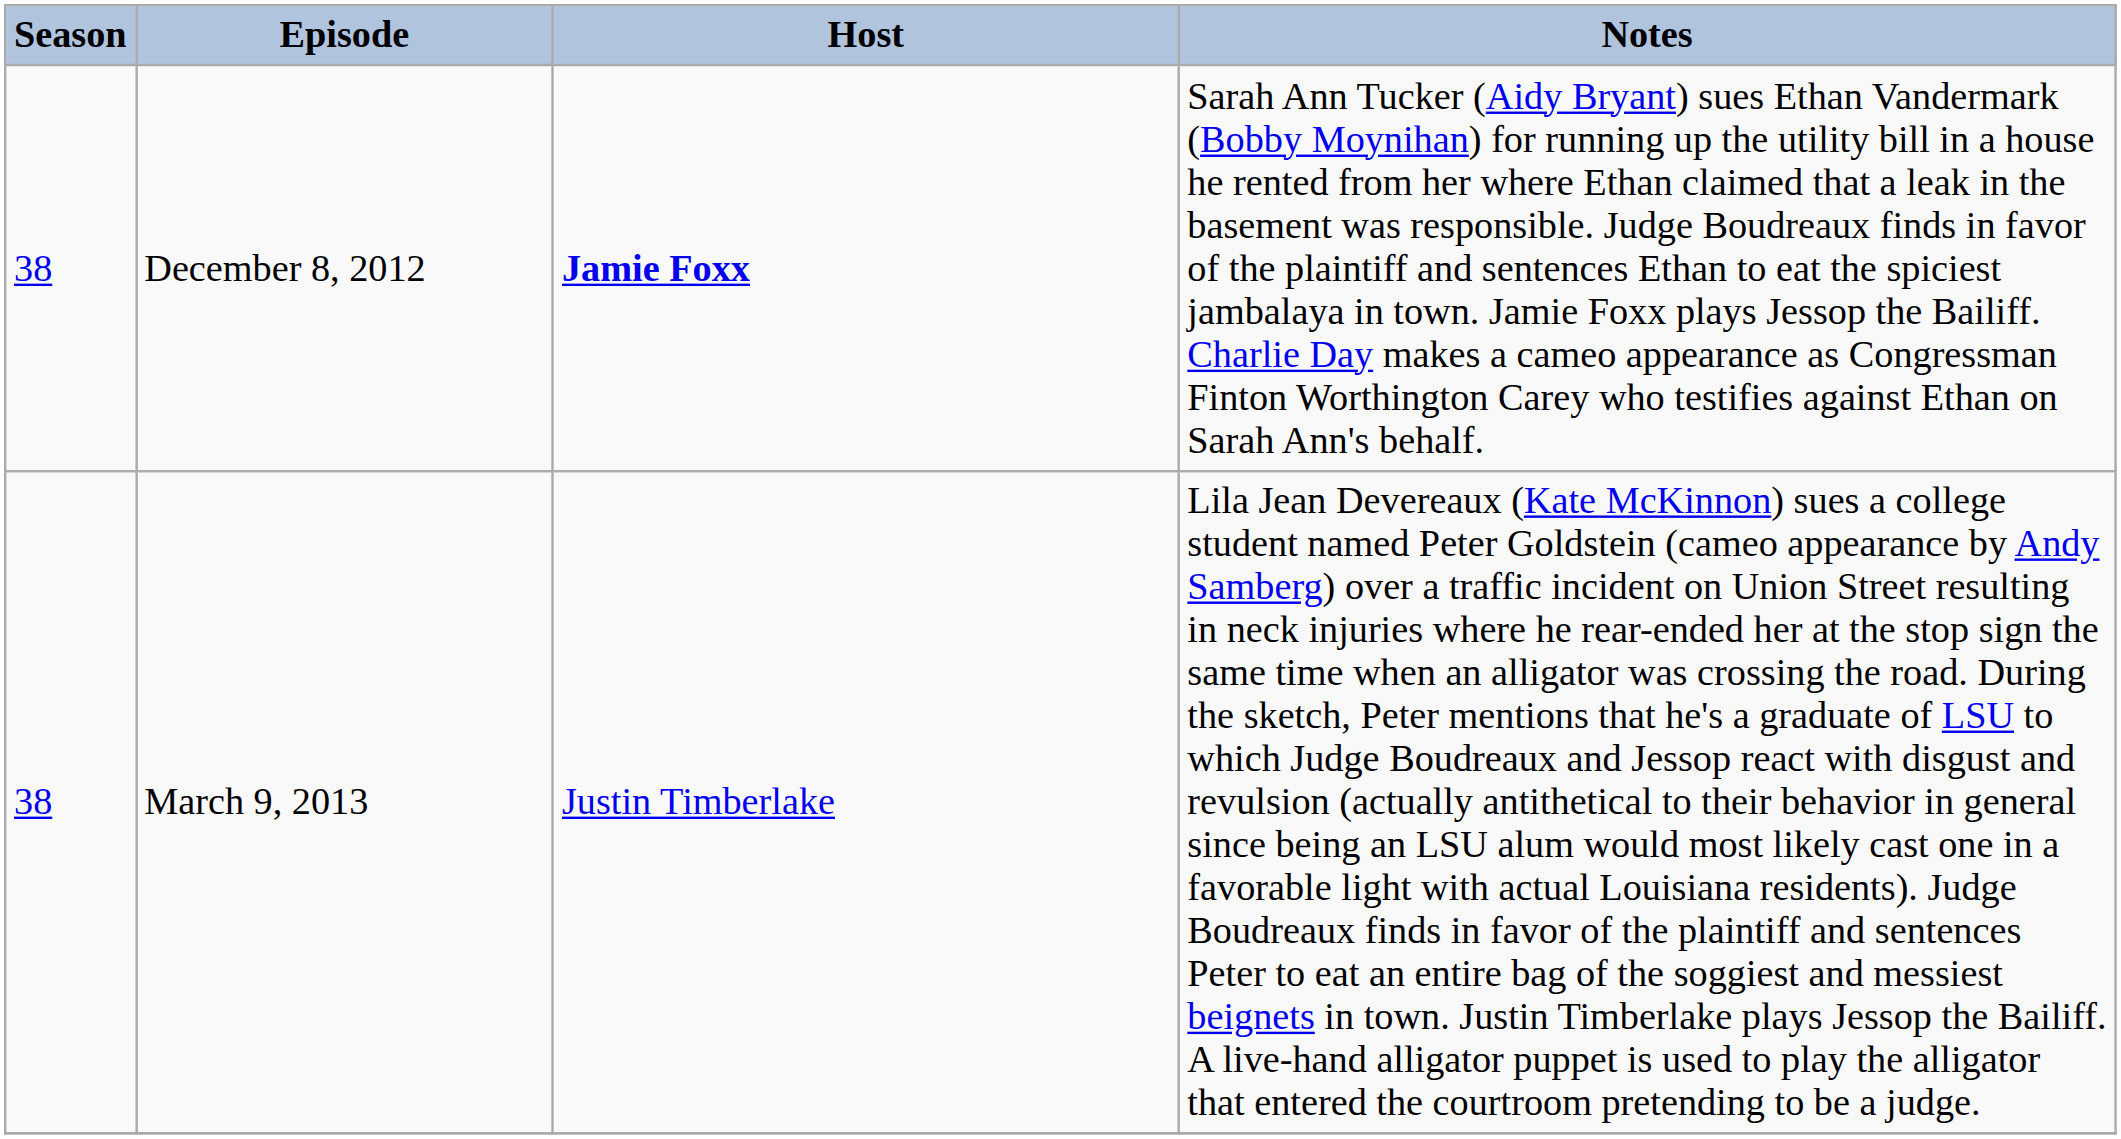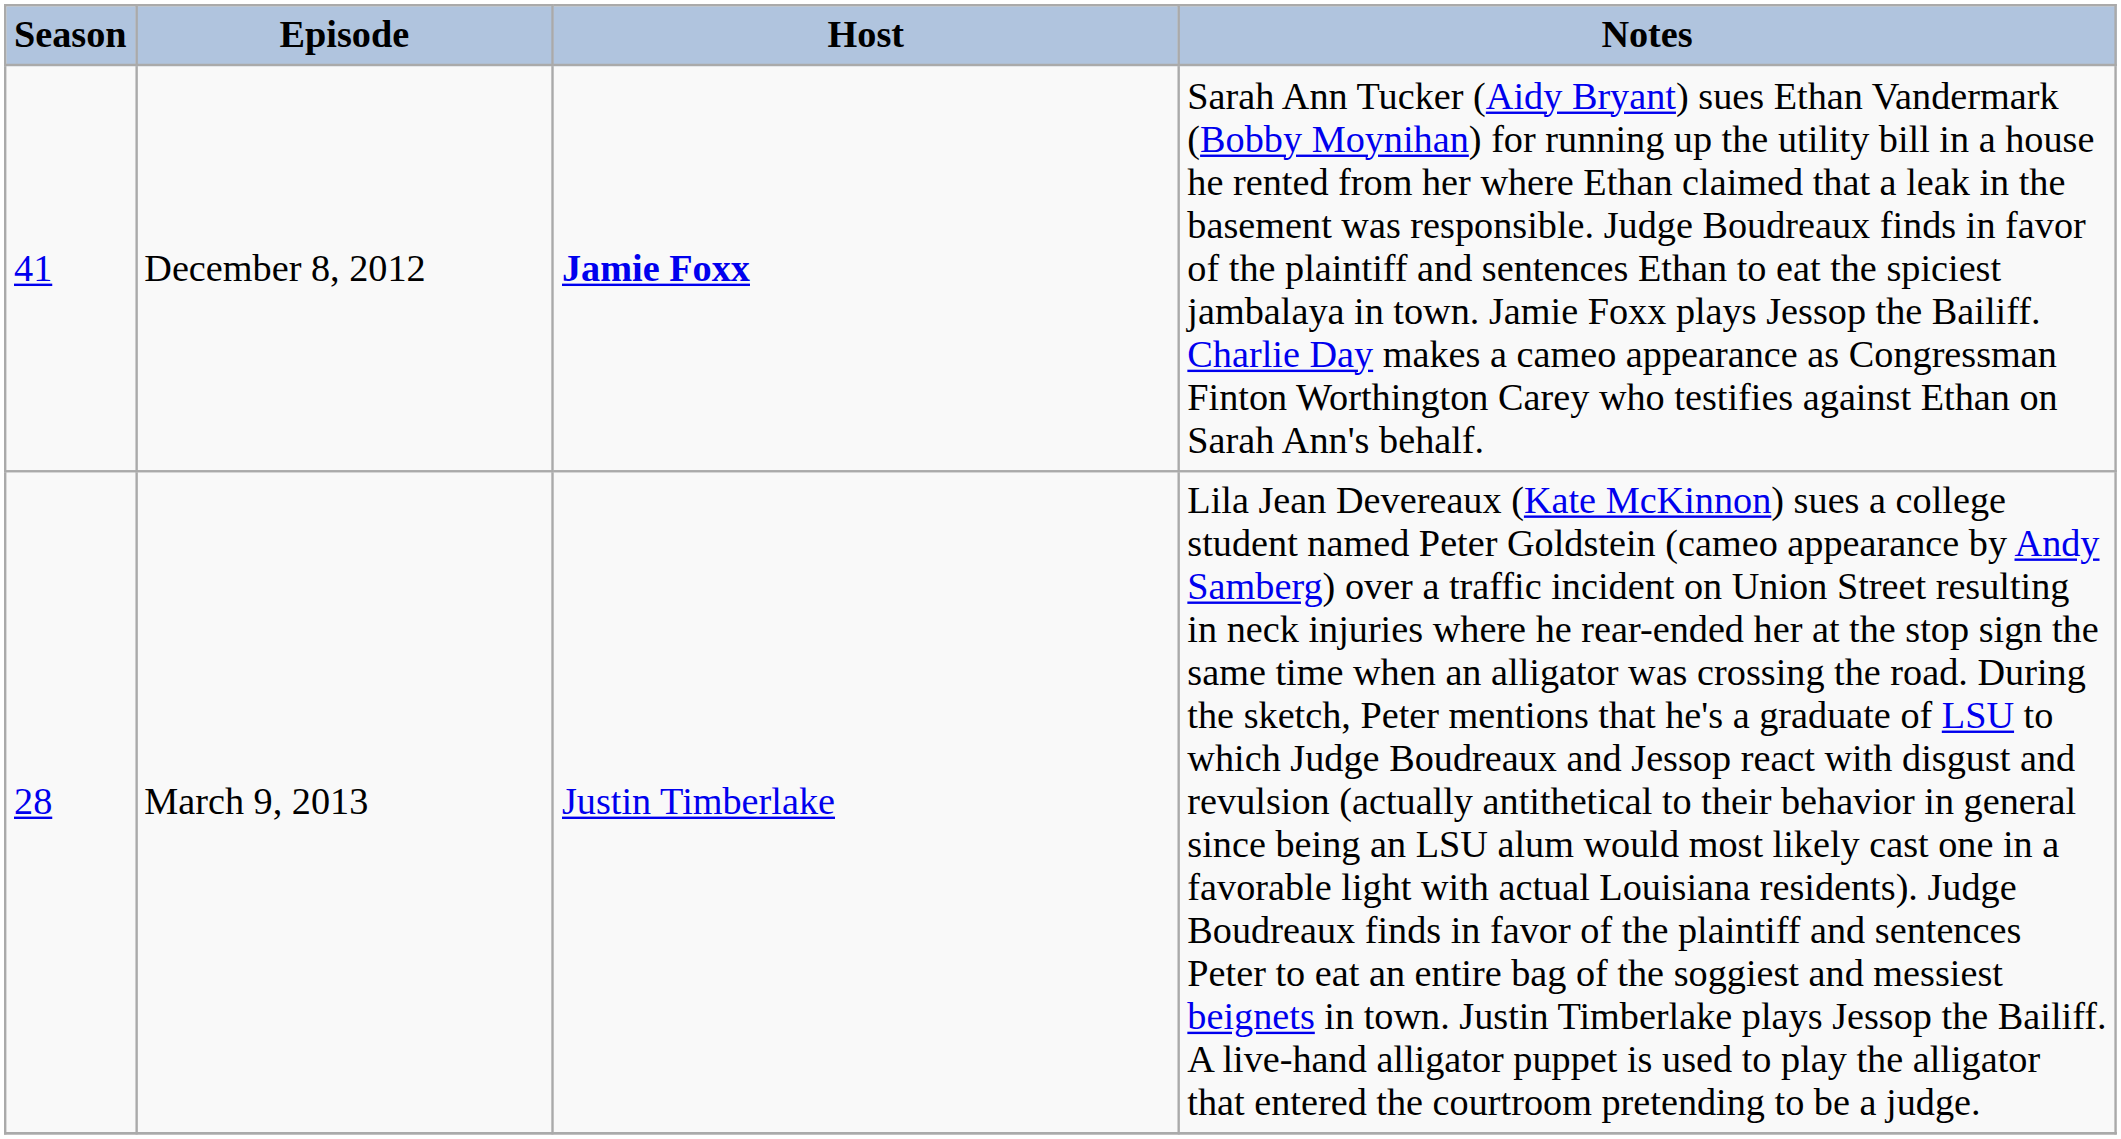(33, 267) 38 -> (33, 267) 41
(33, 801) 38 -> (33, 801) 28
